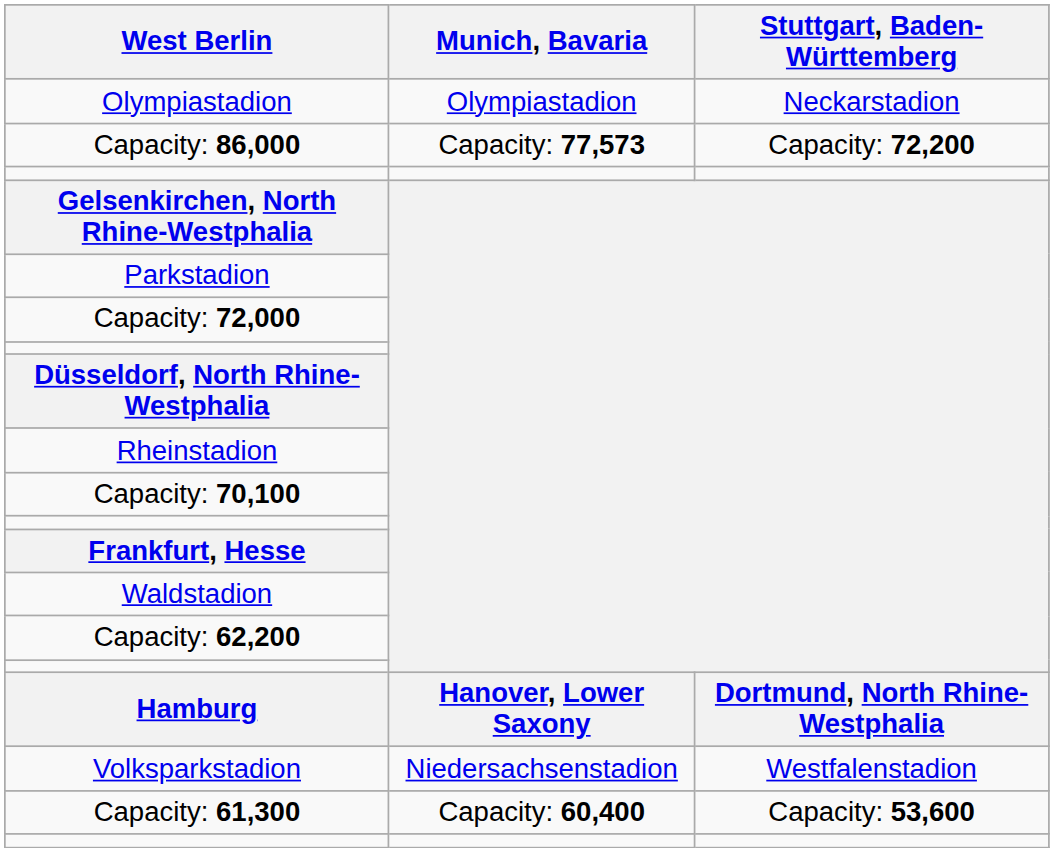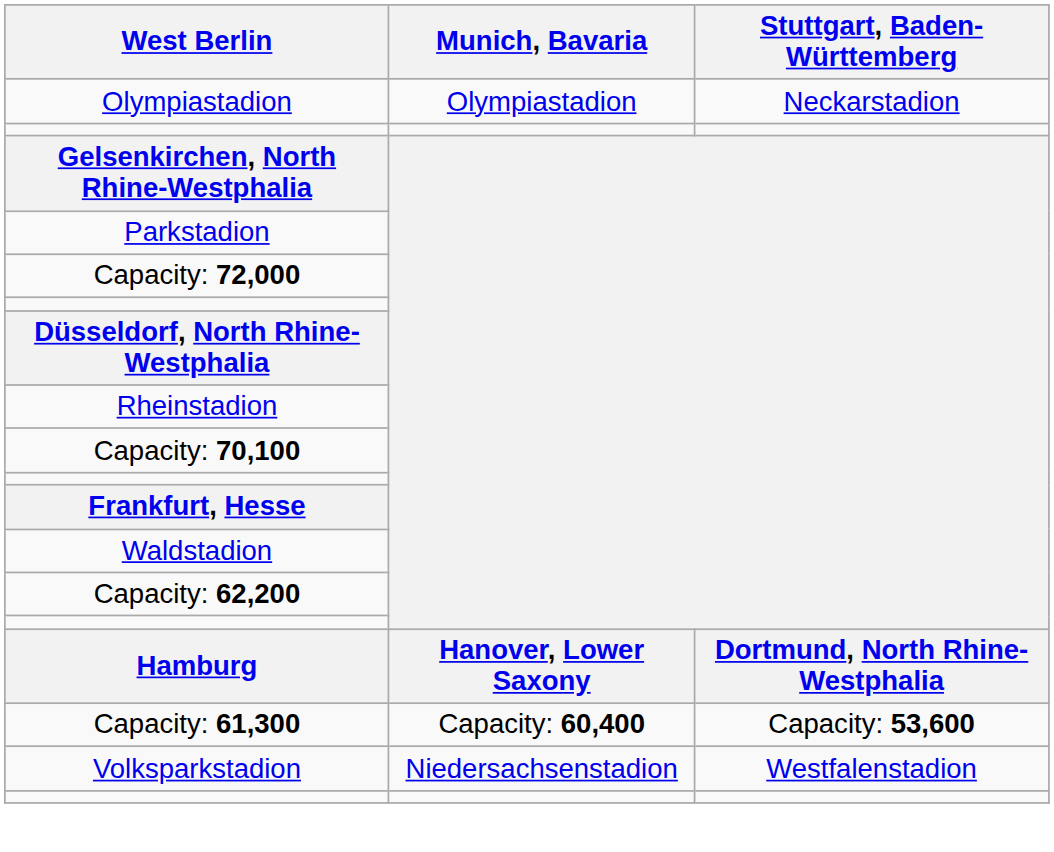- row: (197, 144)
rows swapped: (197, 768) <-> (197, 811)
